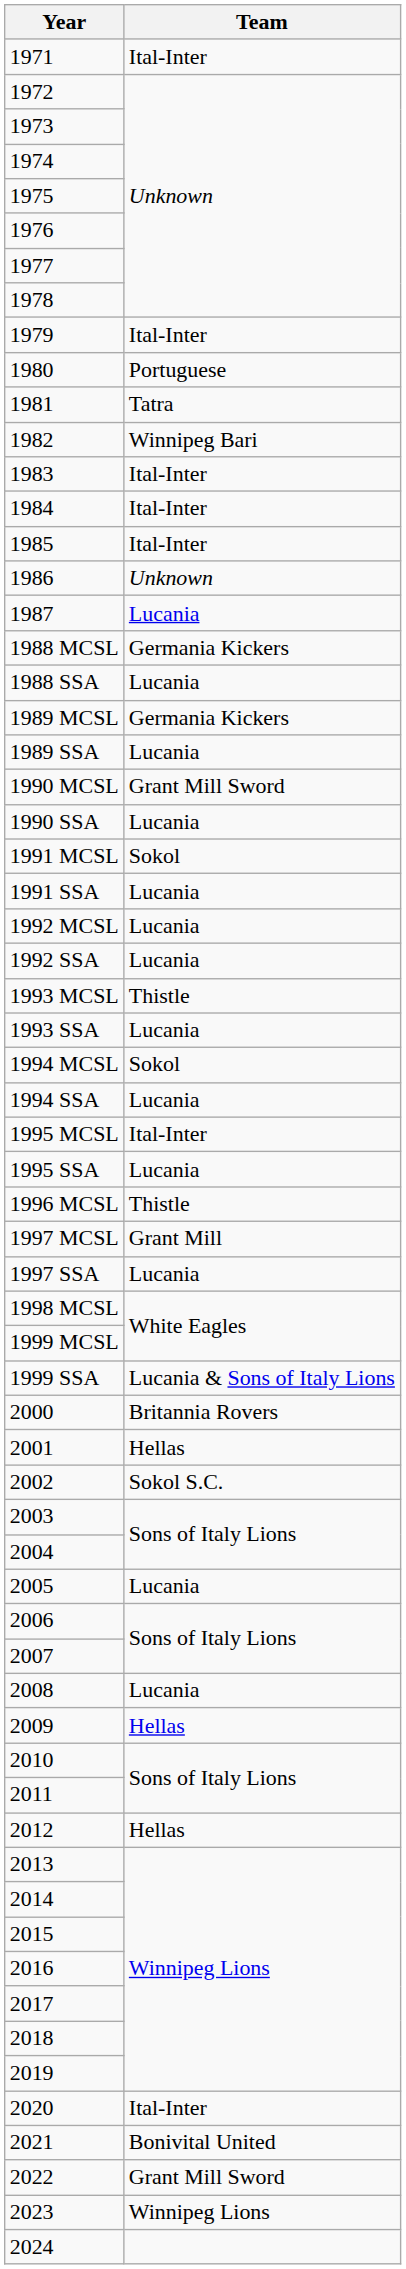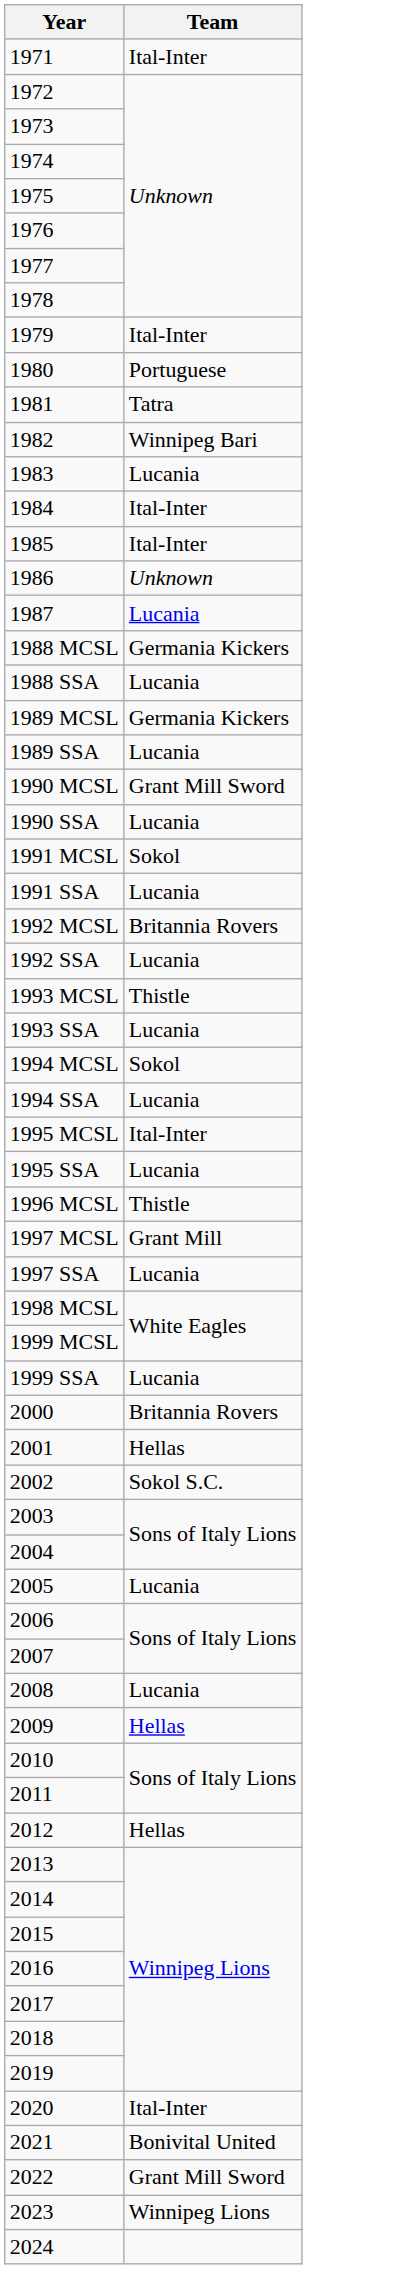(168, 473) Ital-Inter -> (164, 473) Lucania
(164, 925) Lucania -> (203, 925) Britannia Rovers
(262, 1377) Lucania & Sons of Italy Lions -> (164, 1377) Lucania
